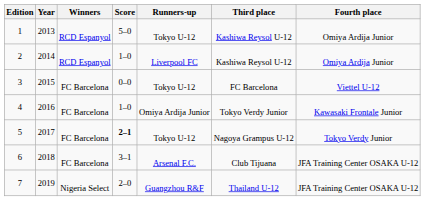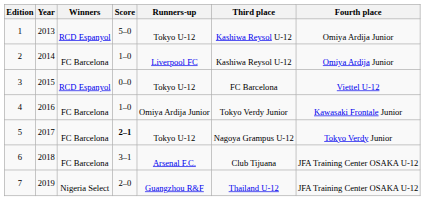(85, 62) RCD Espanyol -> (85, 62) FC Barcelona
(85, 87) FC Barcelona -> (85, 87) RCD Espanyol
